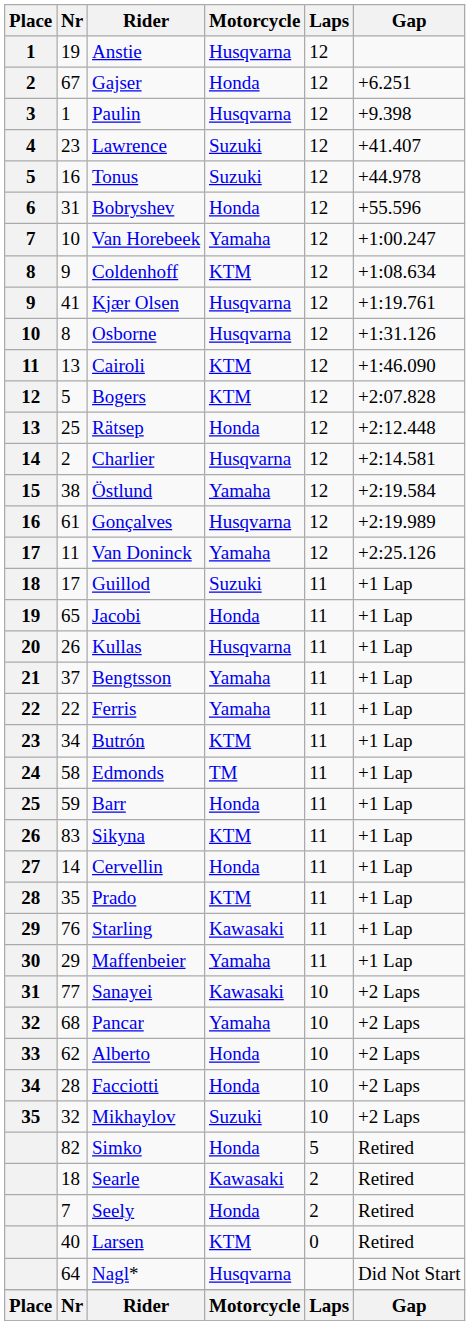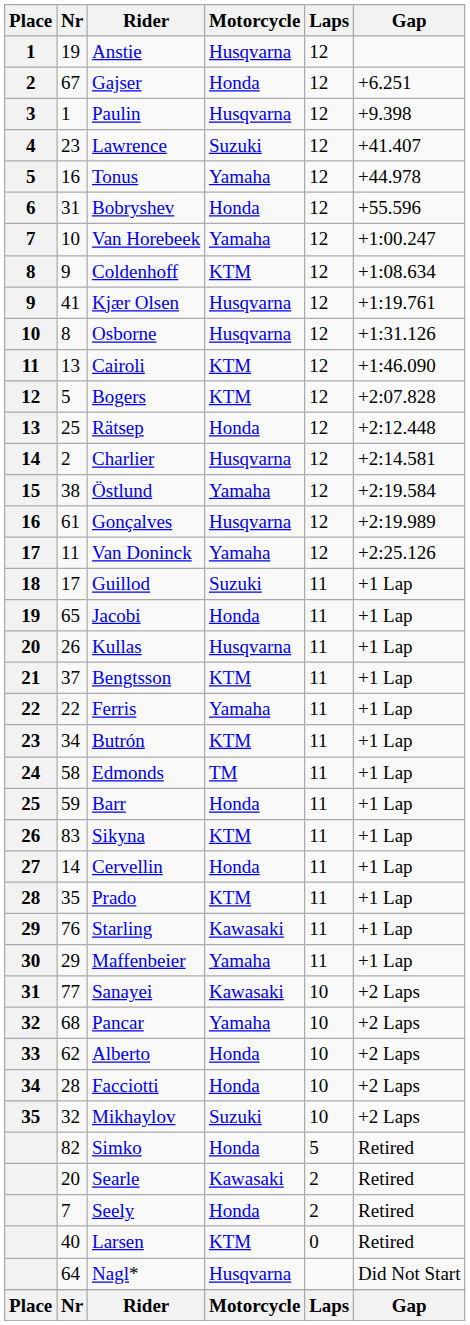(235, 176) Suzuki -> (240, 176) Yamaha
(240, 678) Yamaha -> (230, 678) KTM
(71, 1179) 18 -> (71, 1179) 20
